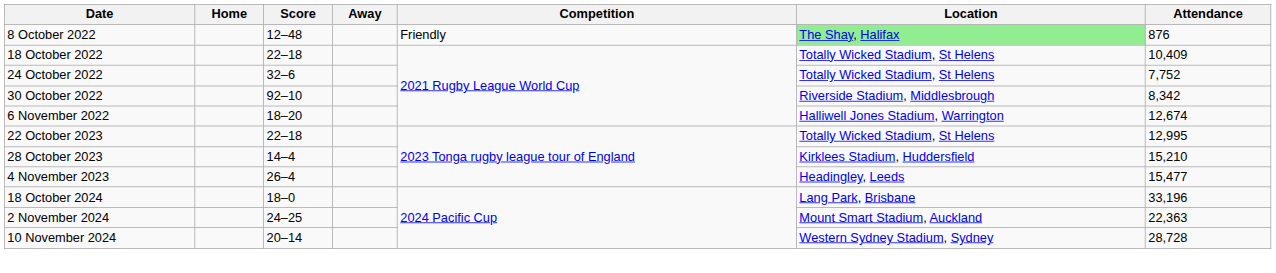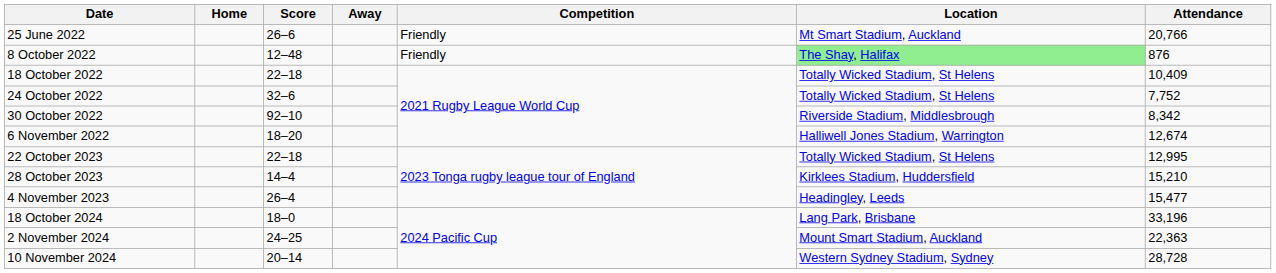+ row: (46, 34)
